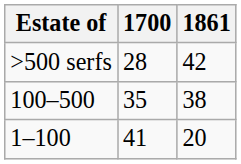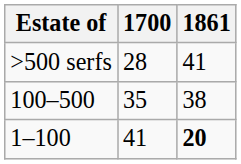(195, 61) 42 -> (195, 61) 41
(195, 138) normal -> (195, 138) bold
